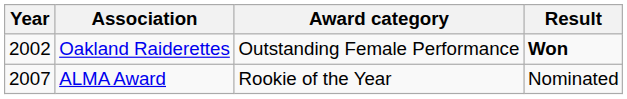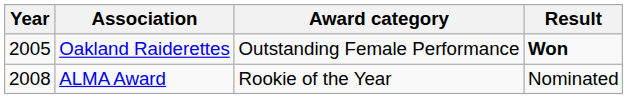(30, 49) 2002 -> (30, 49) 2005
(30, 78) 2007 -> (30, 78) 2008
